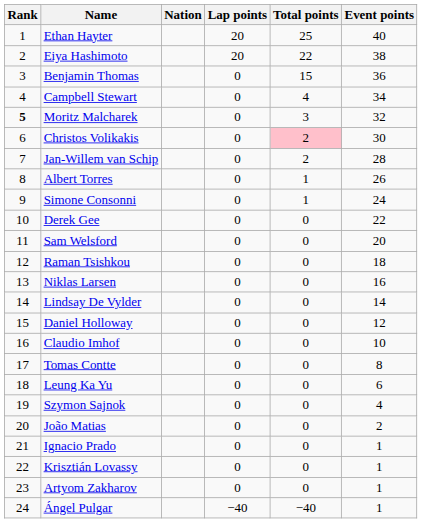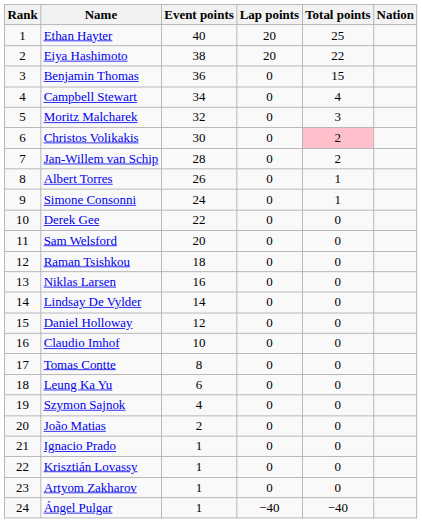columns swapped: (183, 14) <-> (379, 14)
(23, 117) bold -> (23, 117) normal
